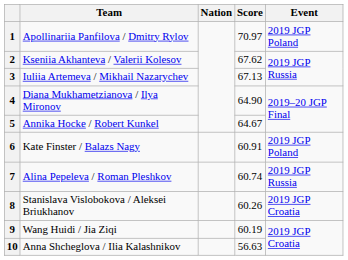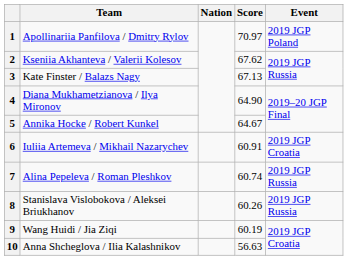(106, 77) Iuliia Artemeva / Mikhail Nazarychev -> (81, 77) Kate Finster / Balazs Nagy
(81, 147) Kate Finster / Balazs Nagy -> (106, 147) Iuliia Artemeva / Mikhail Nazarychev
(289, 147) 2019 JGP Poland -> (289, 147) 2019 JGP Croatia
(289, 206) 2019 JGP Croatia -> (289, 206) 2019 JGP Russia
